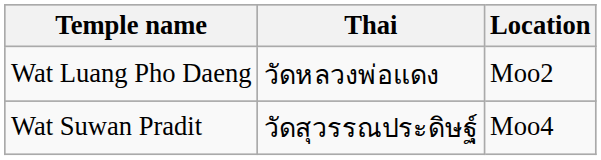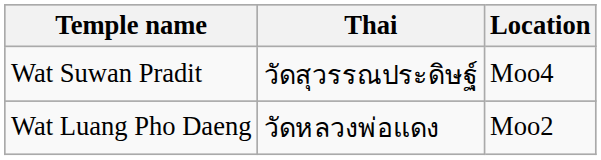rows swapped: (131, 73) <-> (107, 127)
